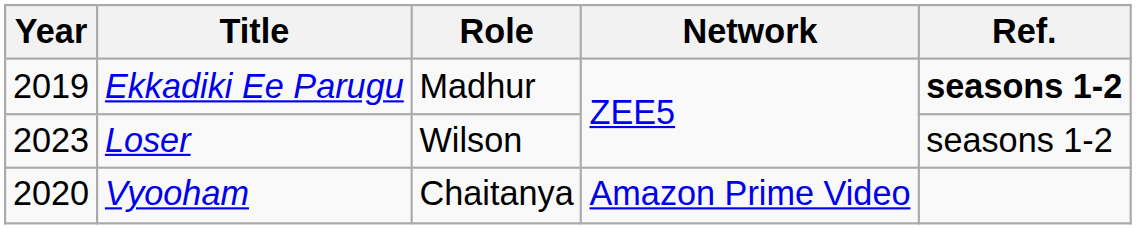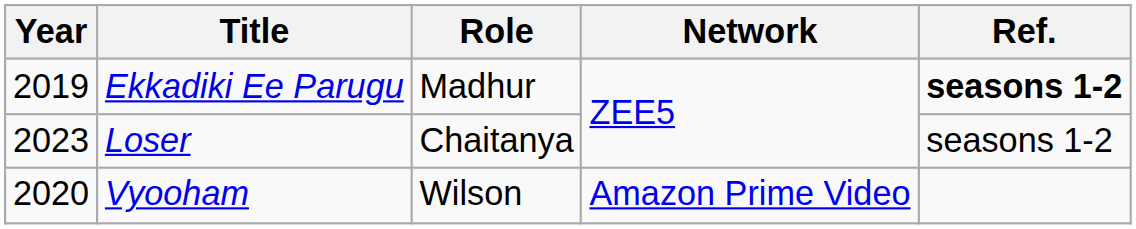(471, 140) Wilson -> (497, 140) Chaitanya
(497, 194) Chaitanya -> (471, 194) Wilson
